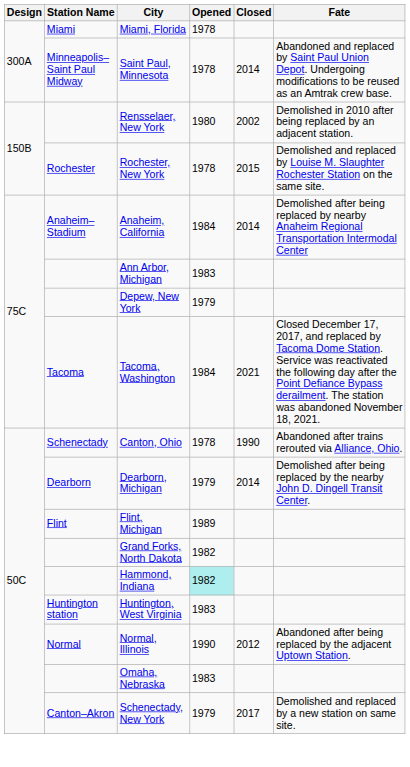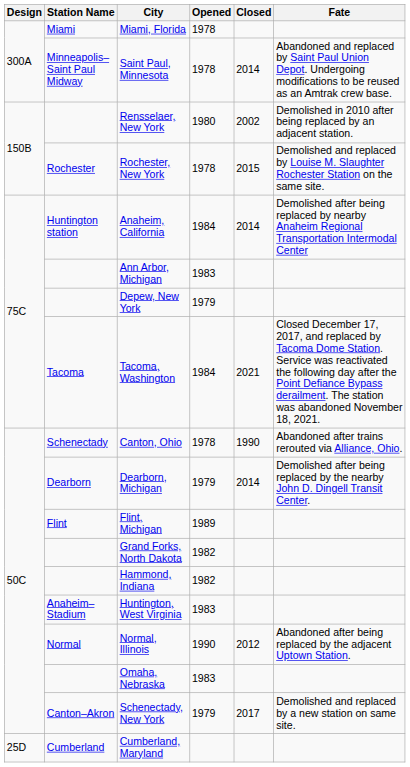(71, 227) Anaheim–Stadium -> (72, 227) Huntington station
(204, 581) paleturquoise background -> (204, 581) no background
(72, 609) Huntington station -> (71, 609) Anaheim–Stadium
+ row: (150, 747)
